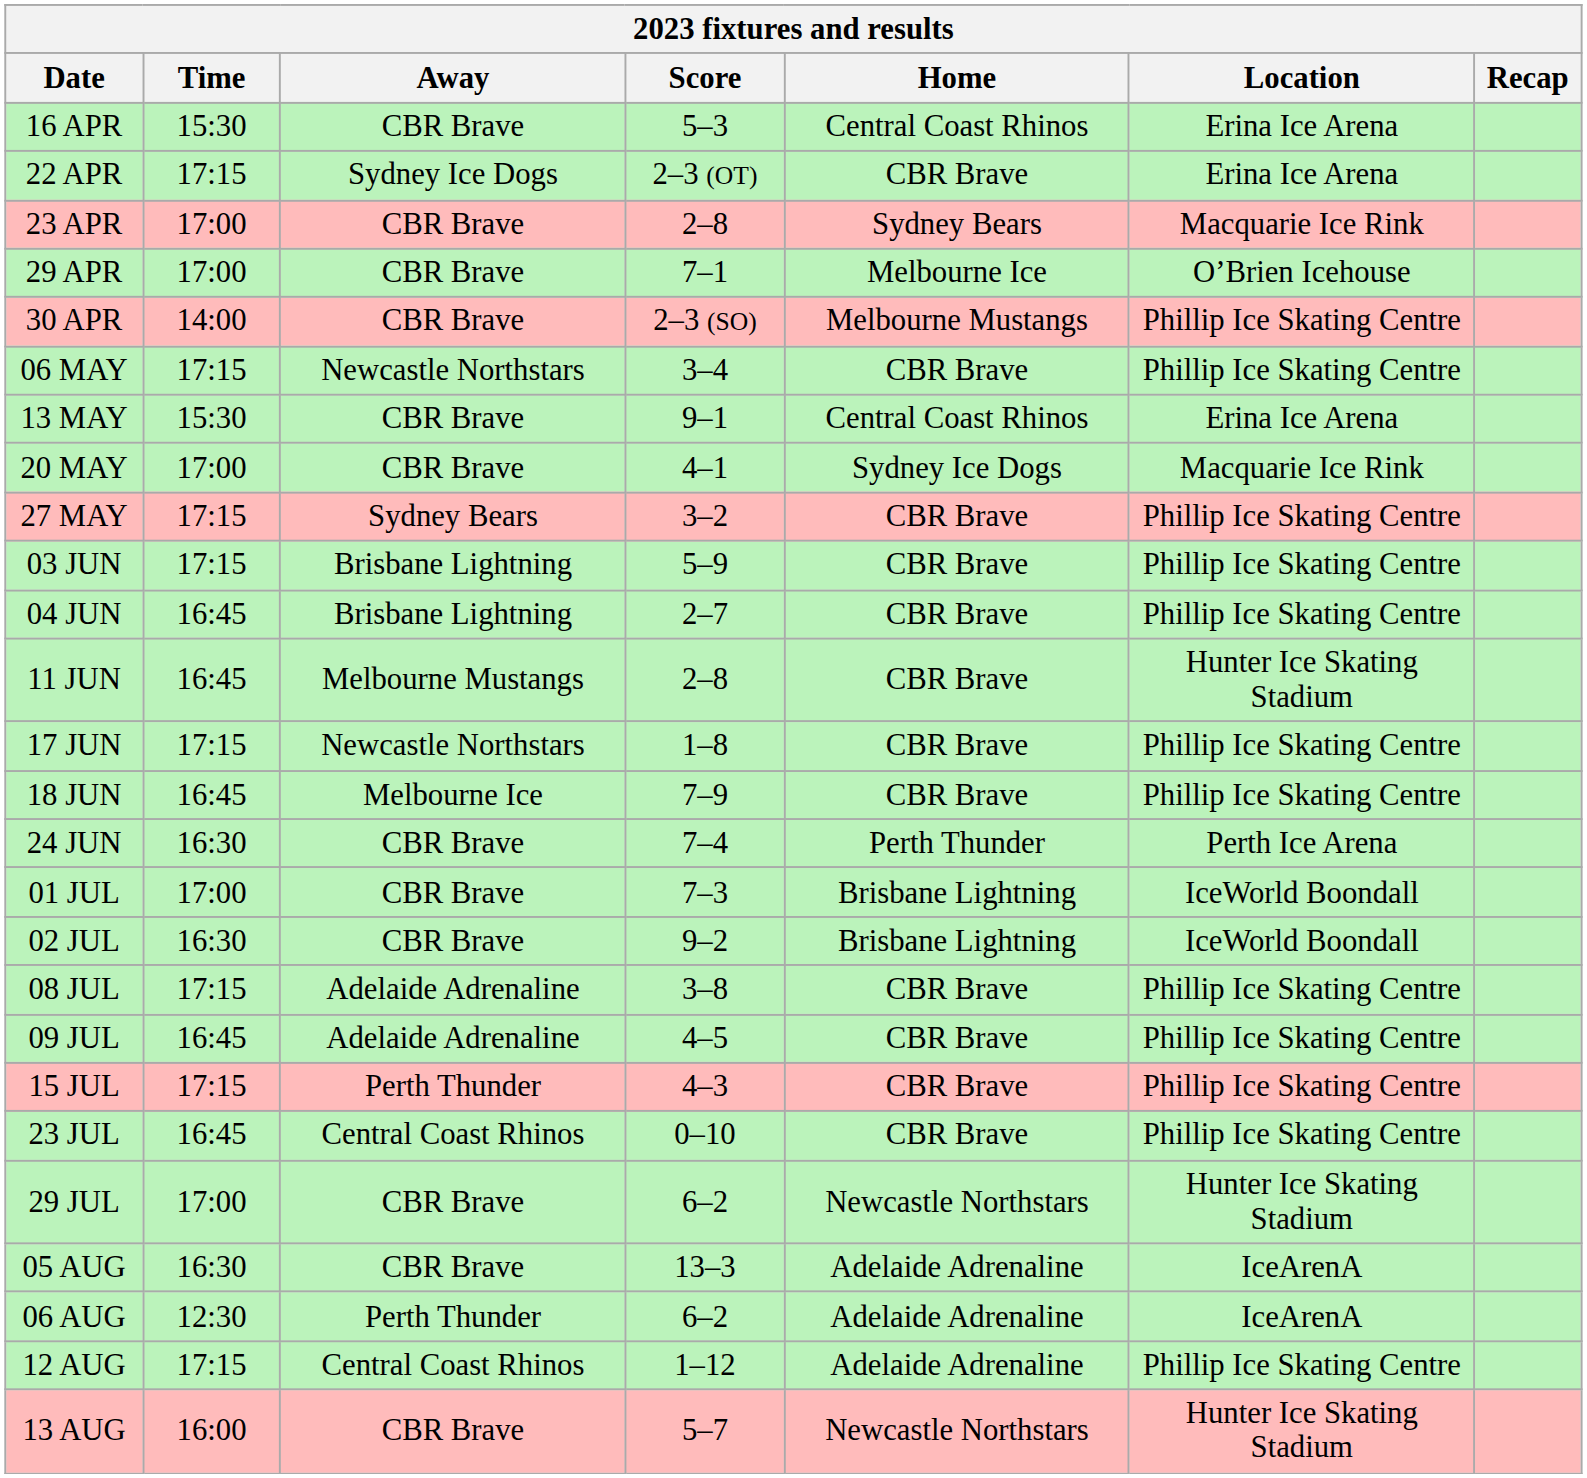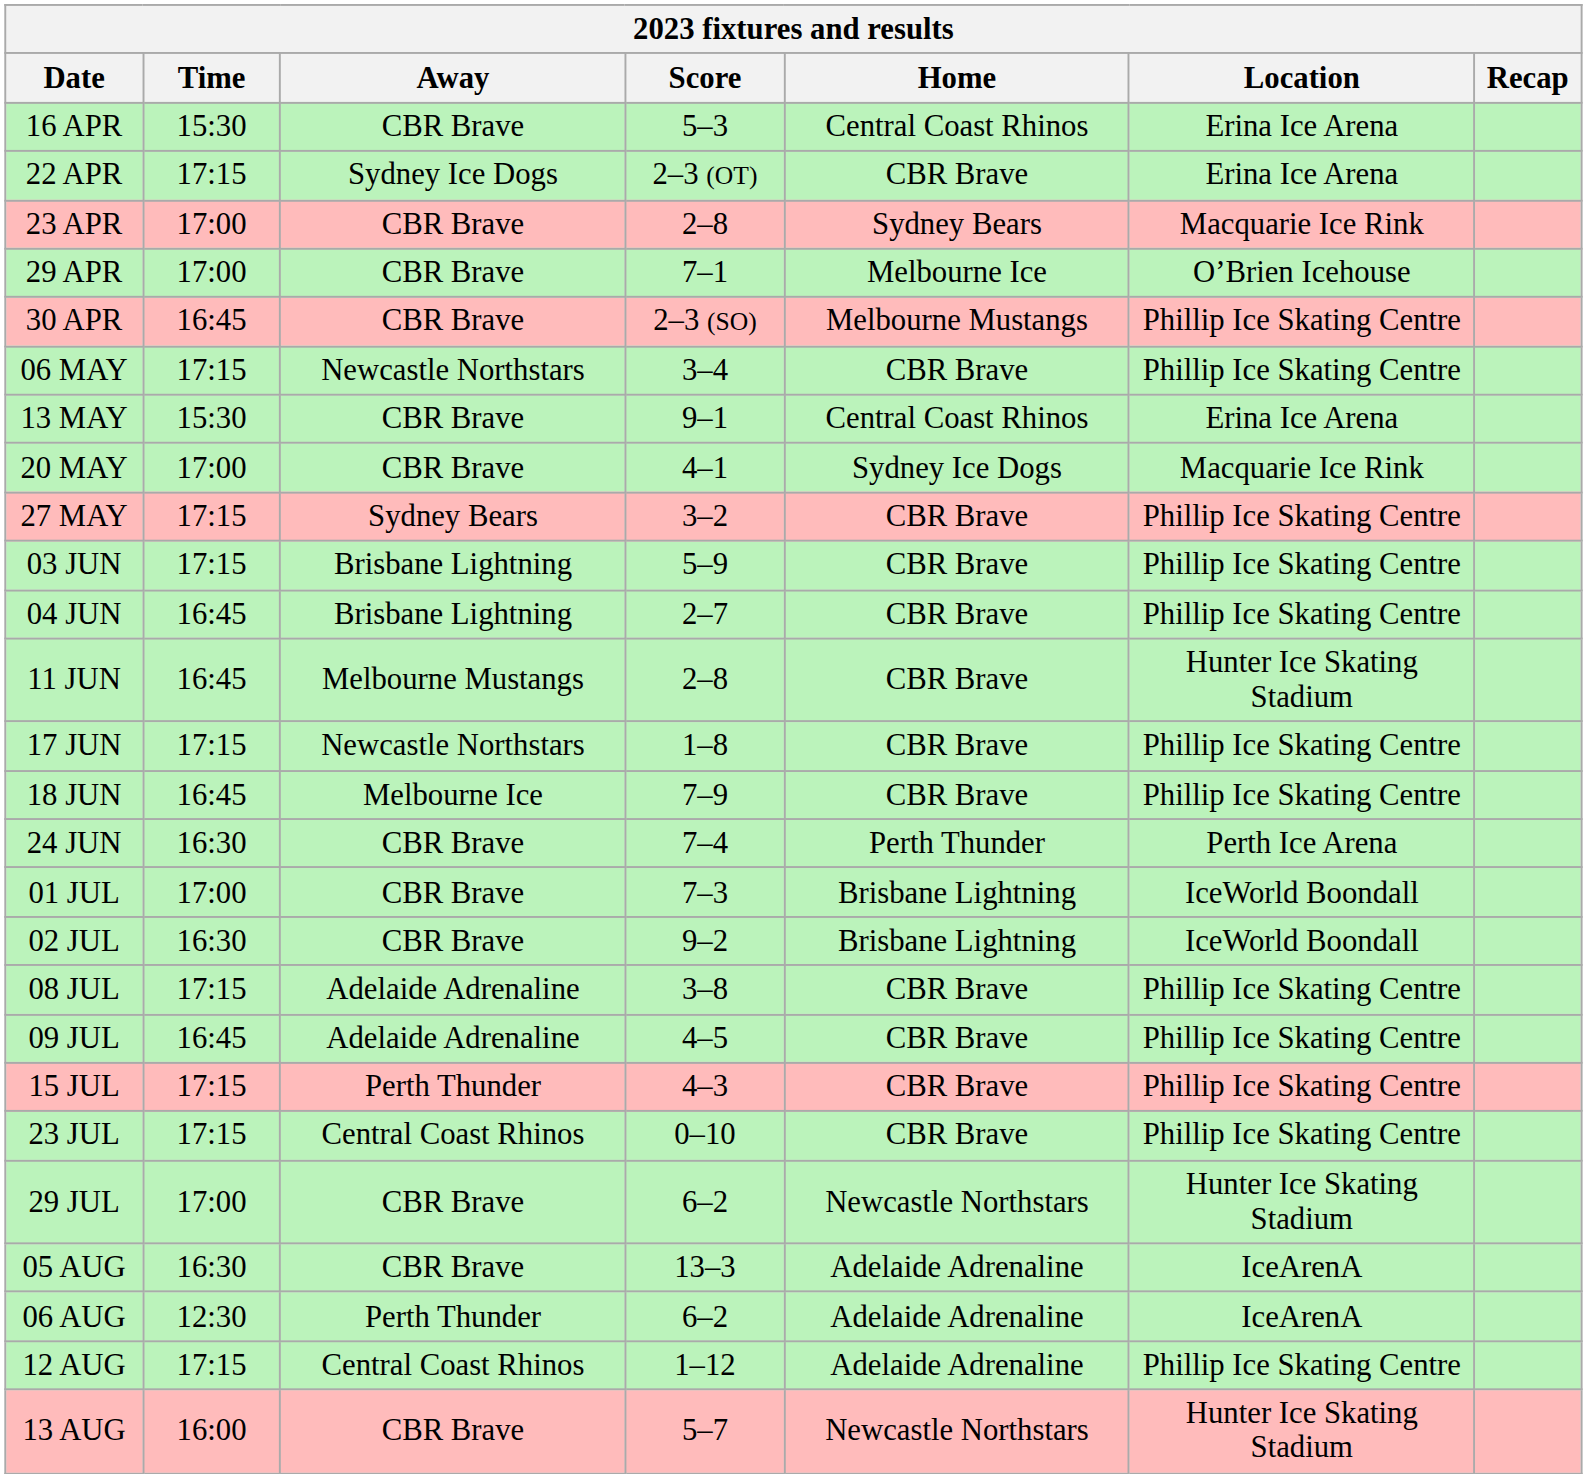(212, 321) 14:00 -> (212, 321) 16:45
(212, 1135) 16:45 -> (212, 1135) 17:15
